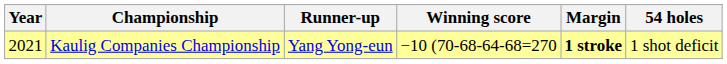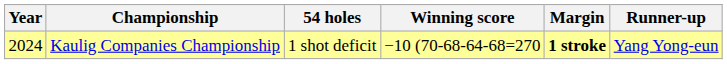columns swapped: (674, 17) <-> (340, 17)
(25, 44) 2021 -> (25, 44) 2024
